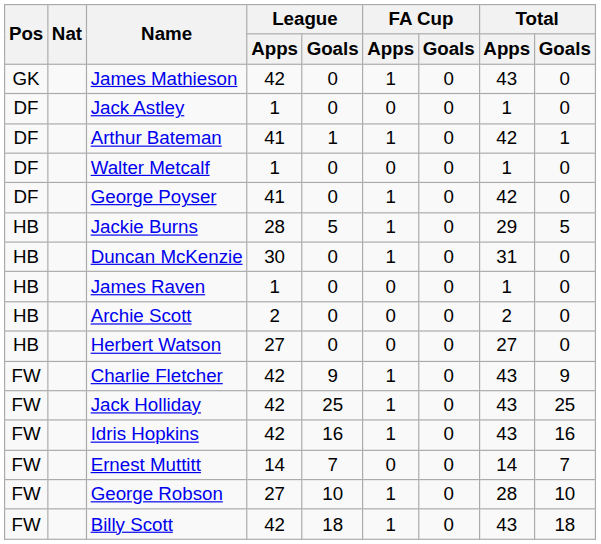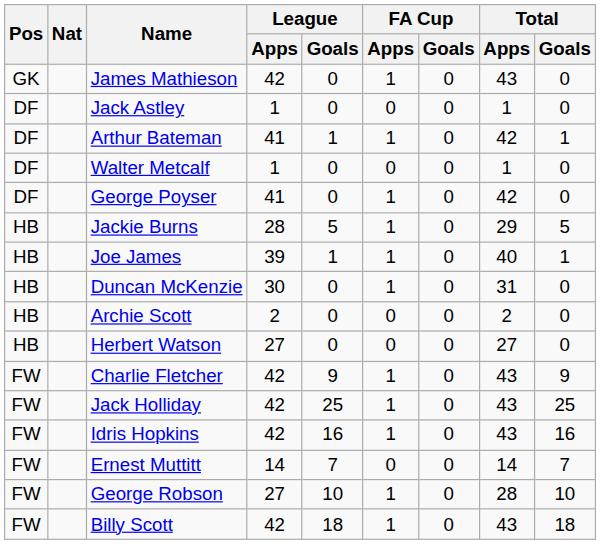+ row: (136, 256)
- row: (148, 286)
